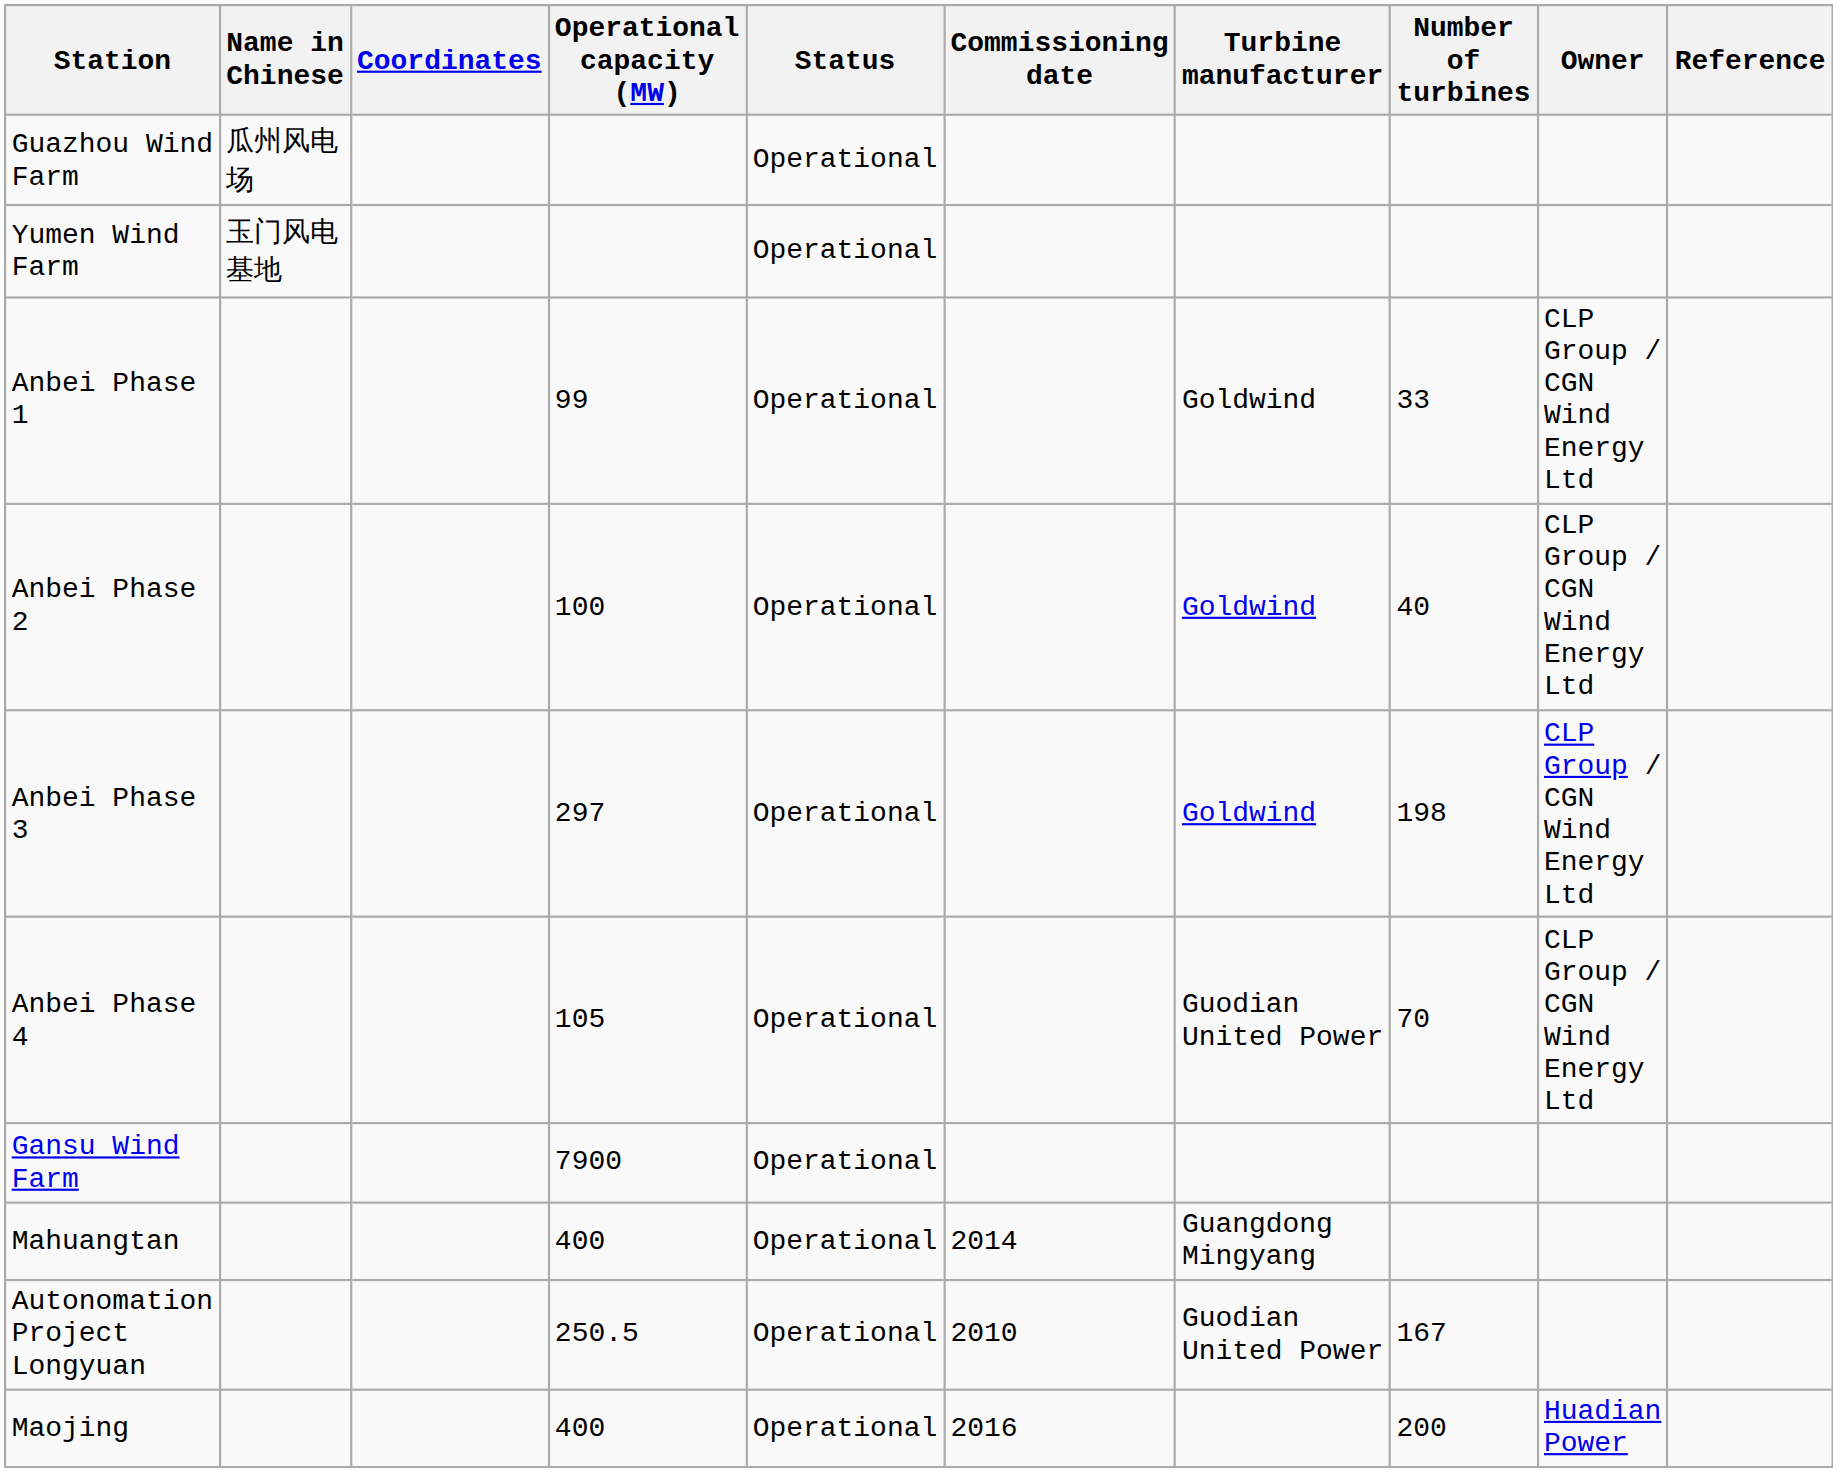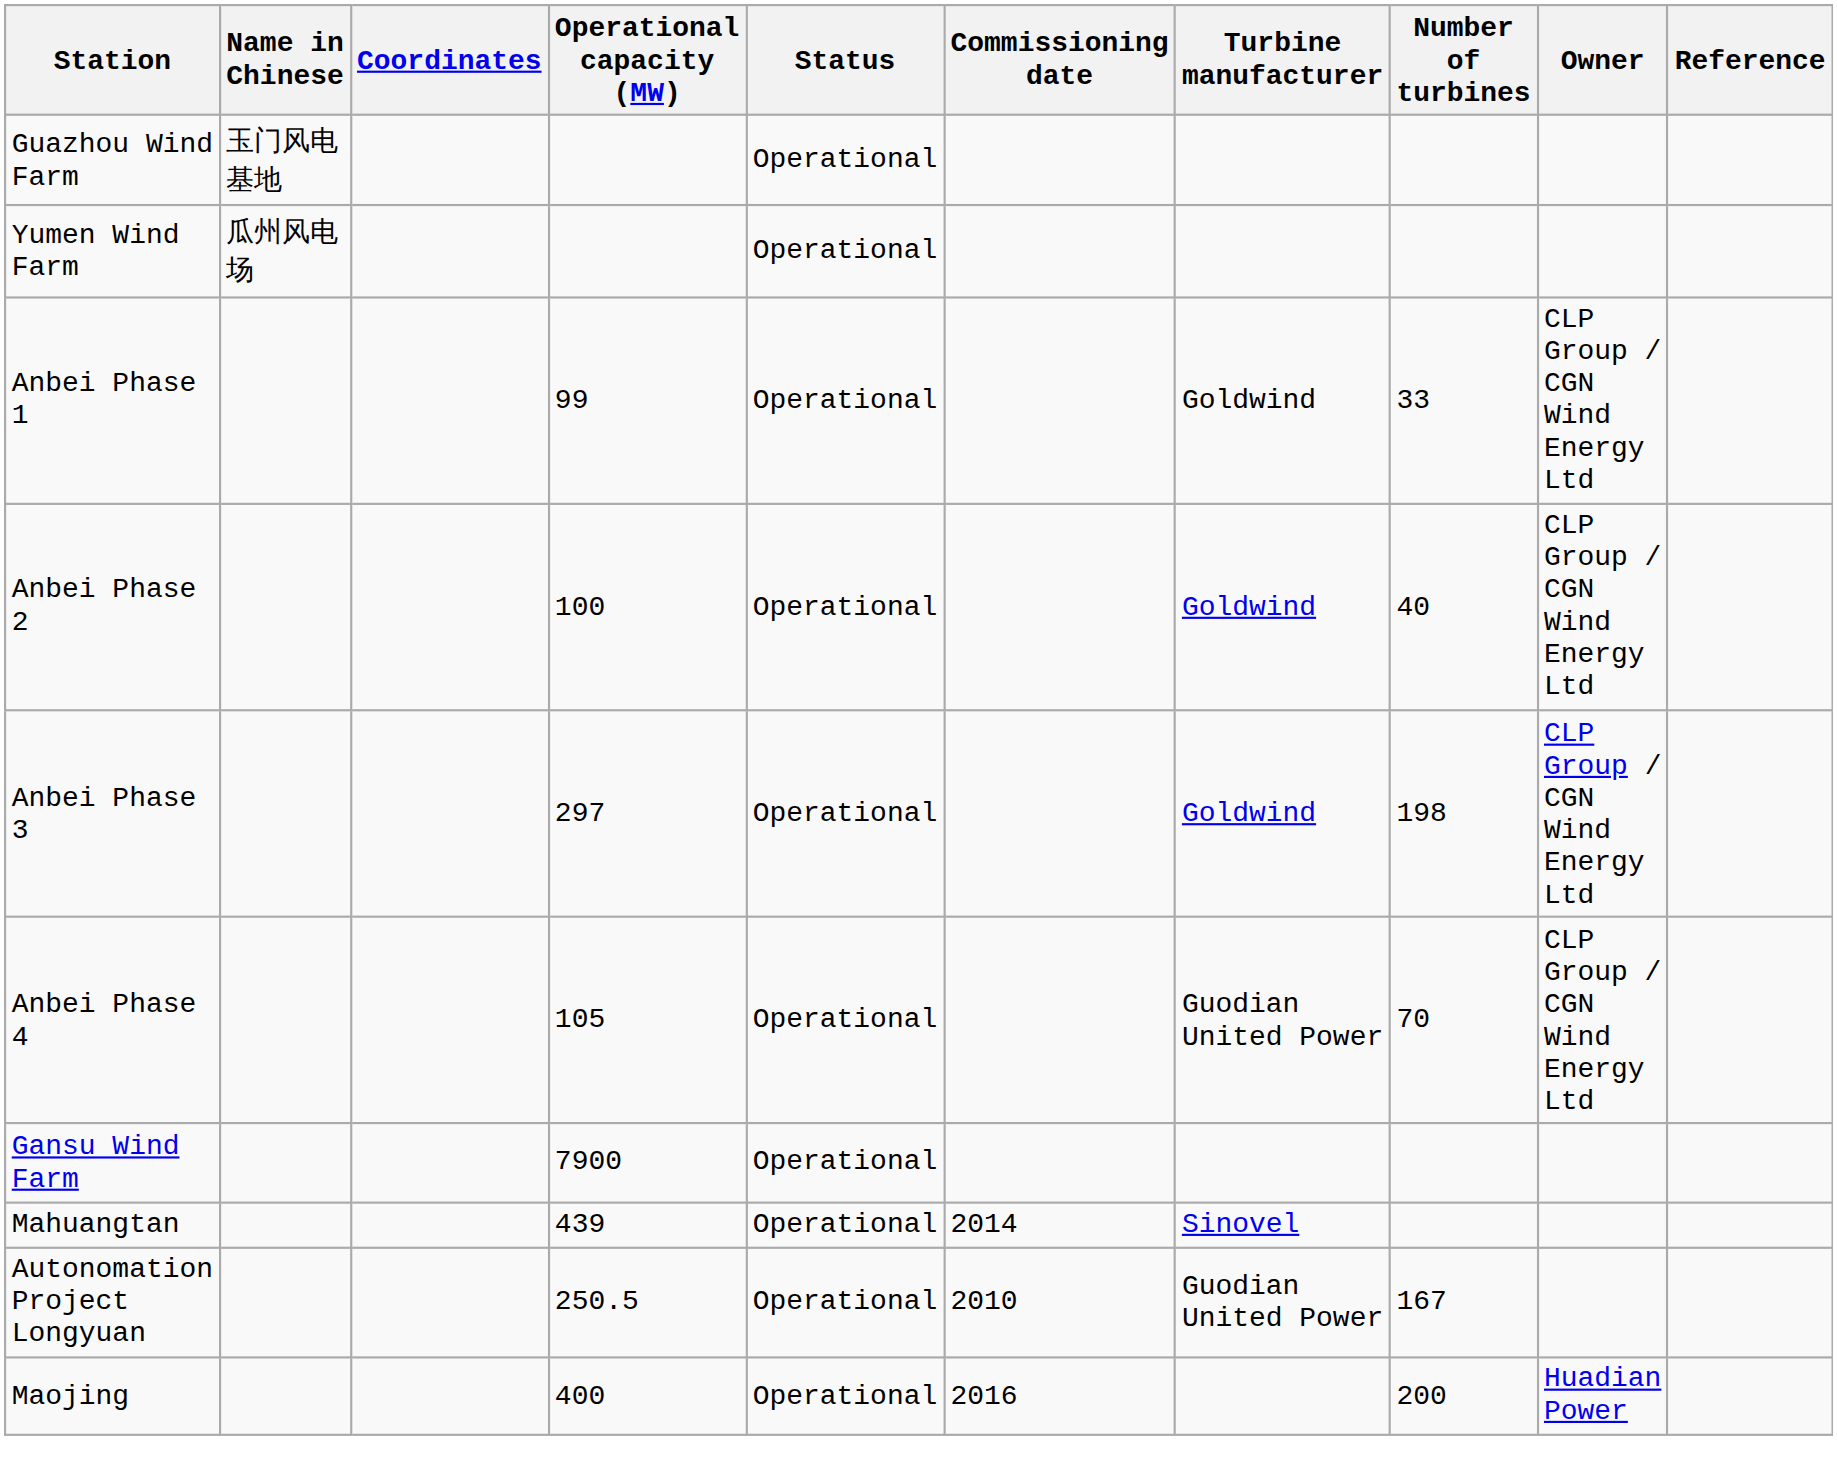(282, 162) 瓜州风电场 -> (282, 162) 玉门风电基地
(282, 252) 玉门风电基地 -> (282, 252) 瓜州风电场
(580, 1240) 400 -> (580, 1224) 439
(1257, 1240) Guangdong Mingyang -> (1241, 1224) Sinovel
